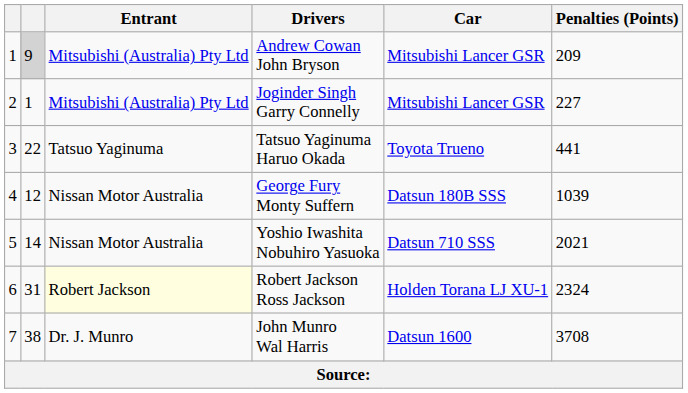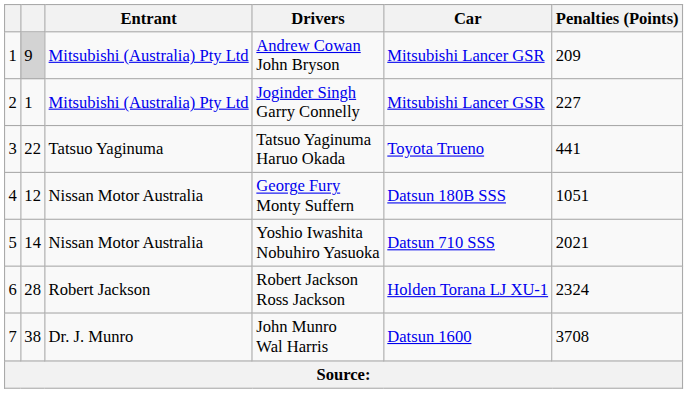(572, 196) 1039 -> (572, 196) 1051
(33, 290) 31 -> (33, 290) 28
(99, 290) lightyellow background -> (99, 290) no background
